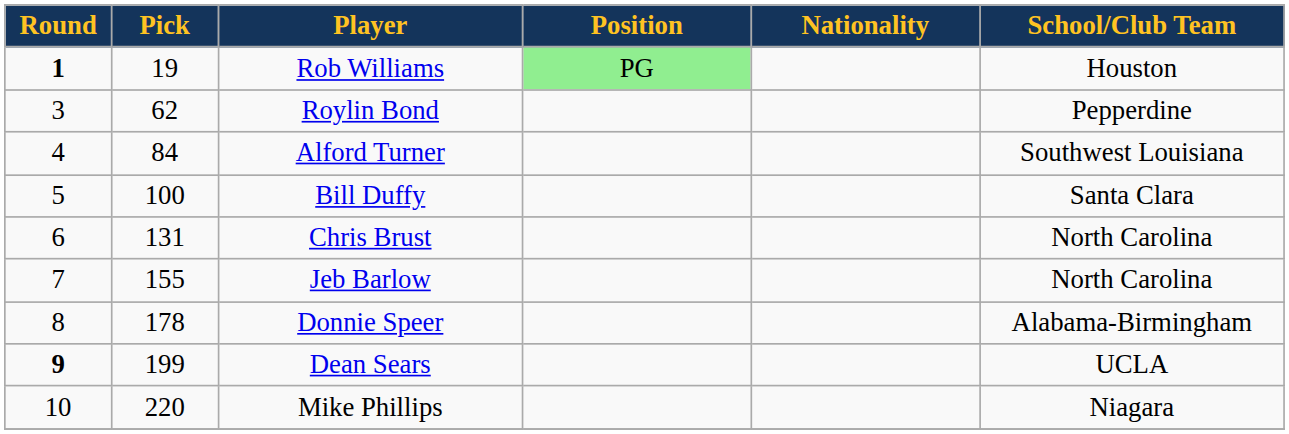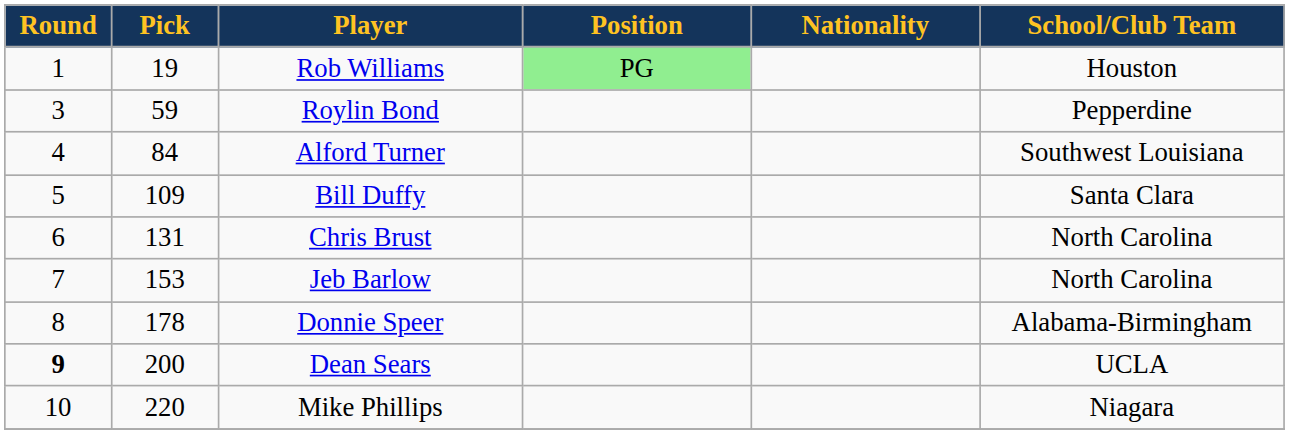(58, 68) bold -> (58, 68) normal
(165, 110) 62 -> (165, 110) 59
(165, 195) 100 -> (165, 195) 109
(165, 279) 155 -> (165, 279) 153
(165, 364) 199 -> (165, 364) 200
